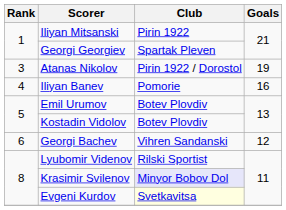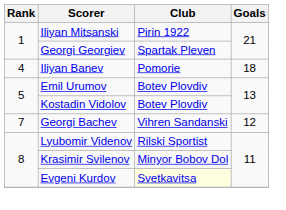- row: (79, 68)
(263, 86) 16 -> (250, 68) 18
(21, 141) 6 -> (21, 123) 7
(183, 178) lavender background -> (183, 159) no background
